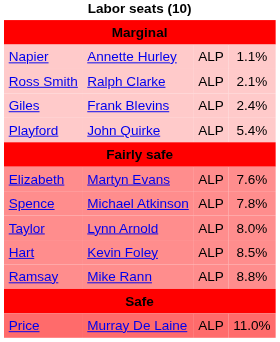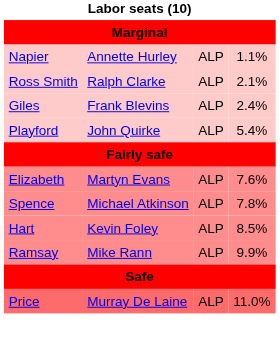- row: (27, 228)
(252, 276) 8.8% -> (252, 252) 9.9%
